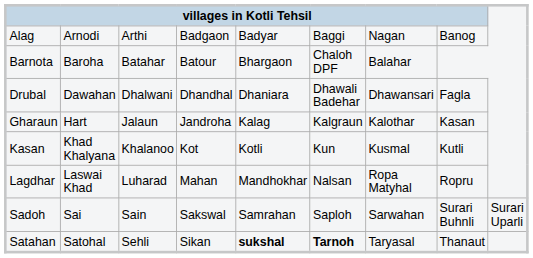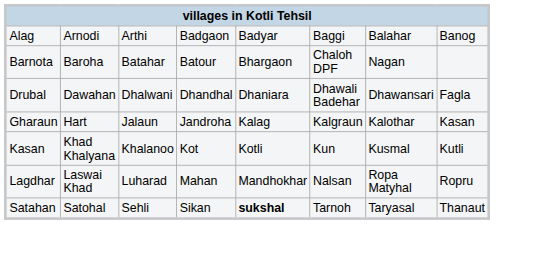(387, 35) Nagan -> (390, 35) Balahar
(390, 62) Balahar -> (387, 62) Nagan
- row: (27, 215)
(334, 241) bold -> (332, 208) normal
